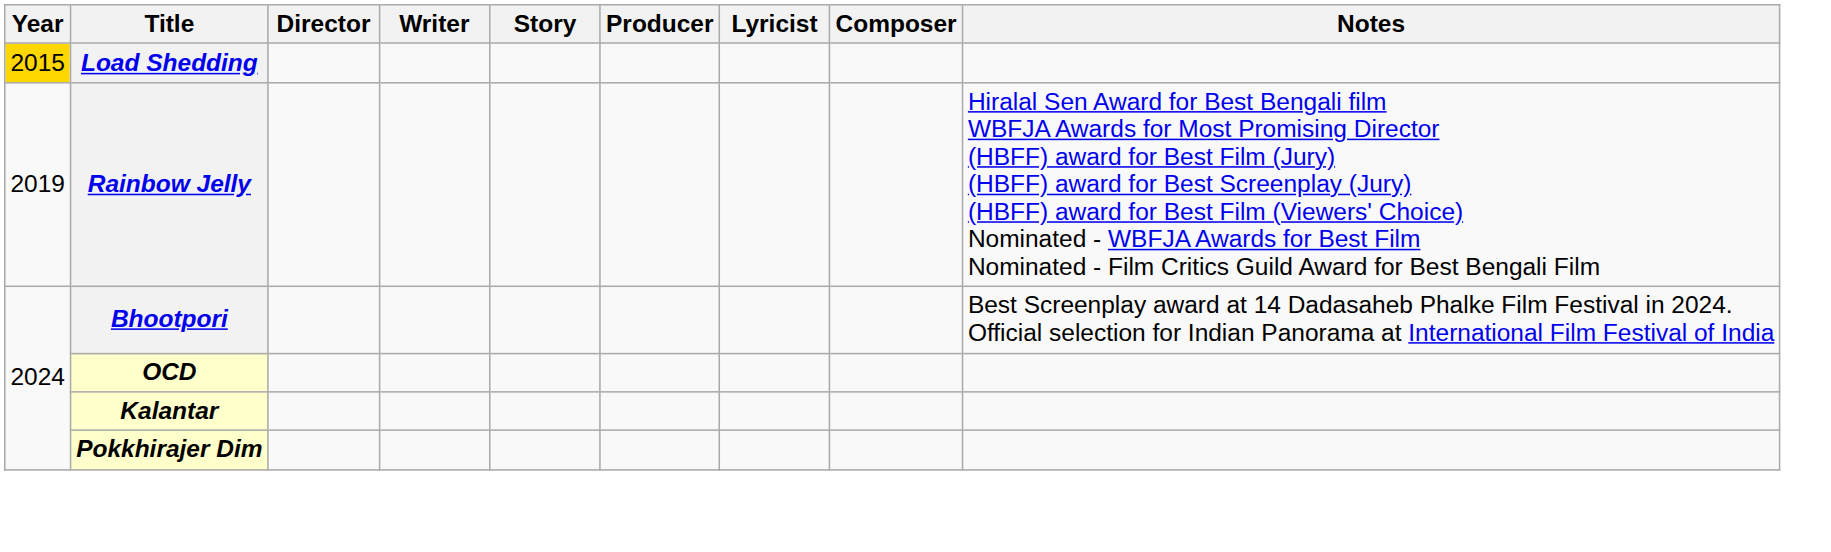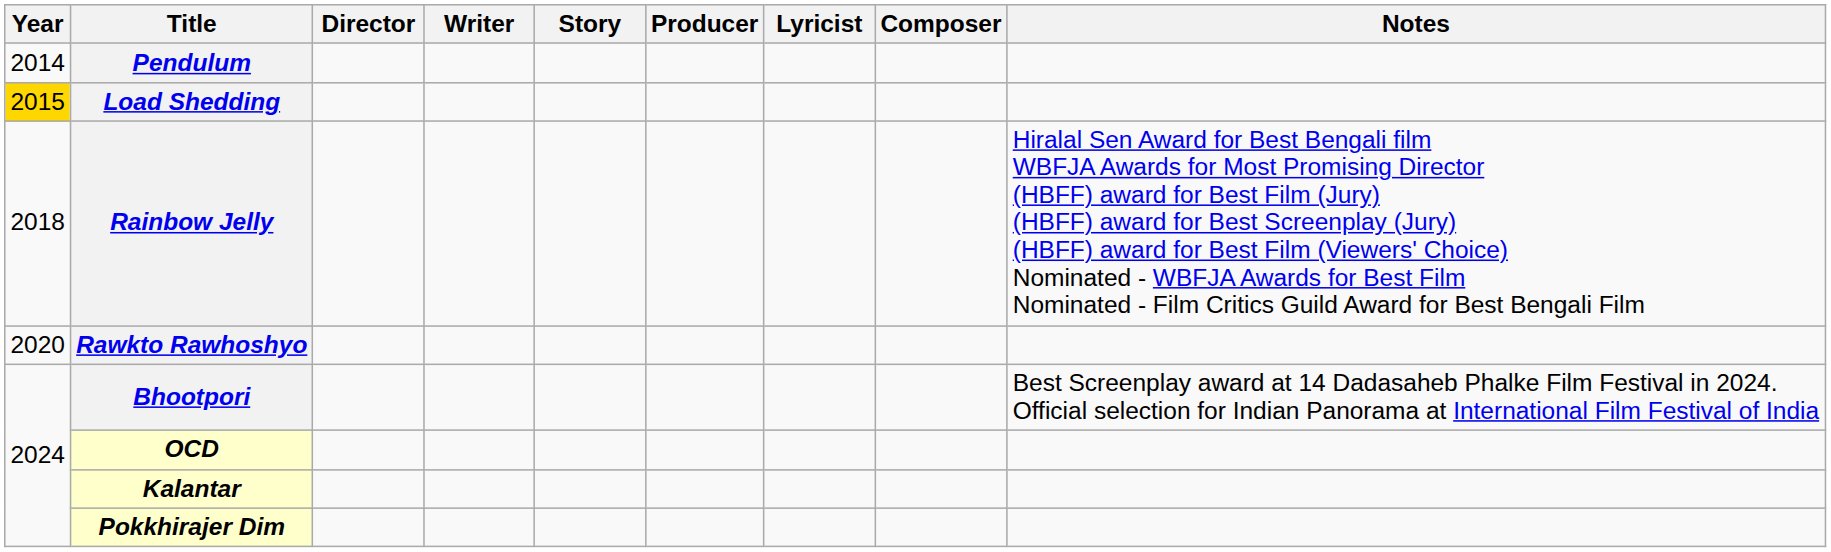+ row: (192, 62)
(38, 184) 2019 -> (38, 223) 2018
+ row: (192, 344)
